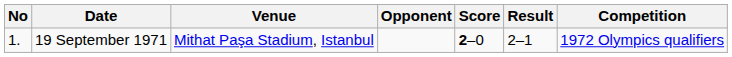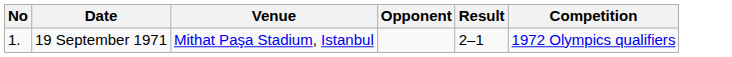- column: (480, 16)
